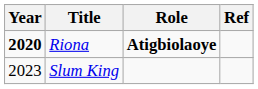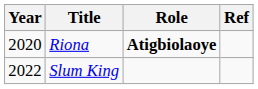(25, 44) bold -> (25, 44) normal
(25, 70) 2023 -> (25, 70) 2022
